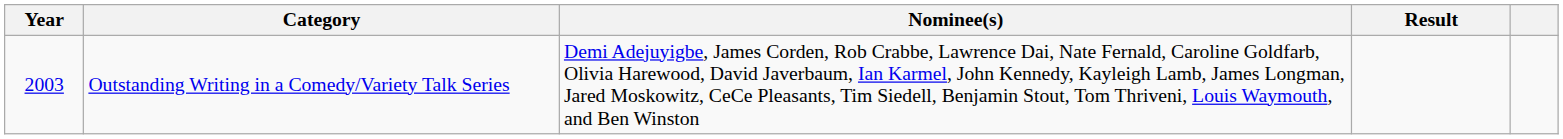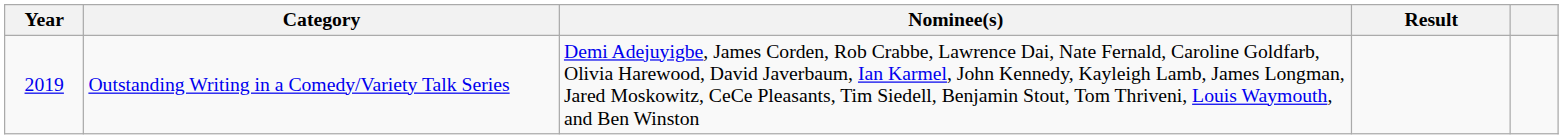(44, 84) 2003 -> (44, 84) 2019
